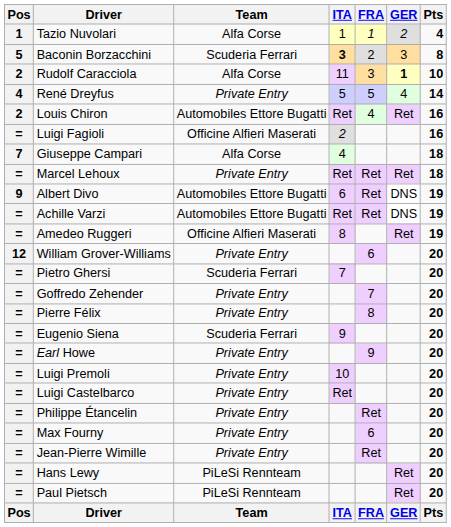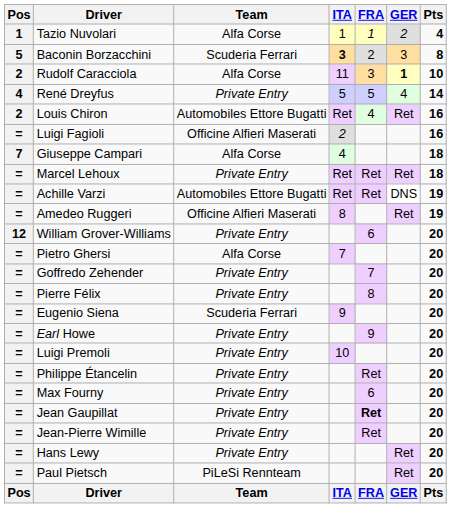- row: (68, 193)
(252, 273) Scuderia Ferrari -> (252, 253) Alfa Corse
- row: (85, 393)
+ row: (77, 413)
(252, 473) PiLeSi Rennteam -> (252, 453) Private Entry
